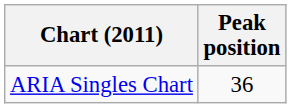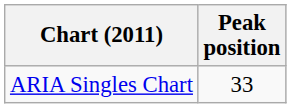(242, 84) 36 -> (242, 84) 33
